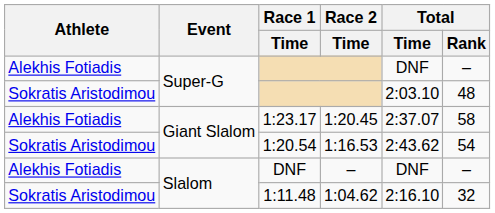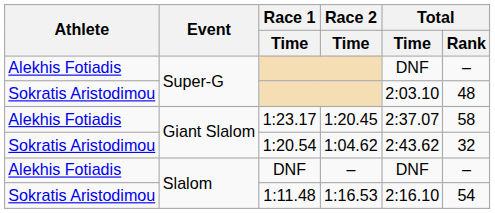(351, 145) 1:16.53 -> (351, 145) 1:04.62
(466, 145) 54 -> (466, 145) 32
(351, 196) 1:04.62 -> (351, 196) 1:16.53
(466, 196) 32 -> (466, 196) 54
